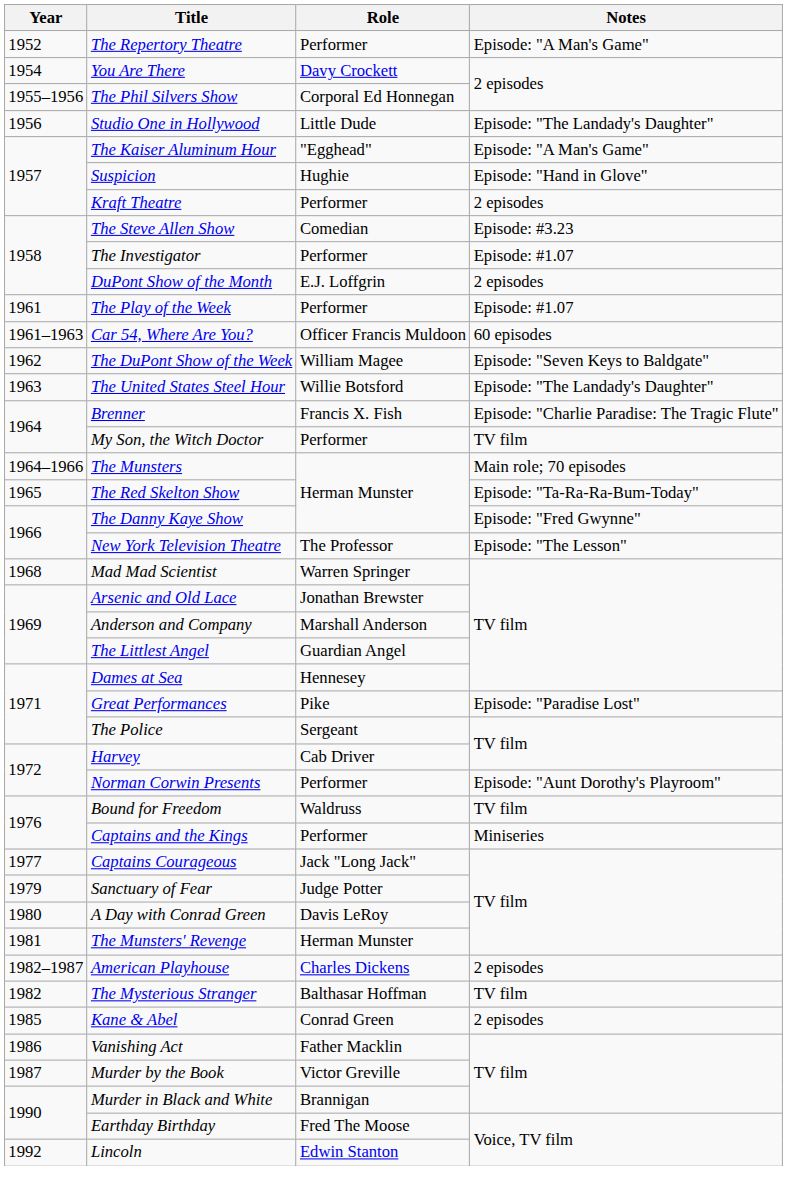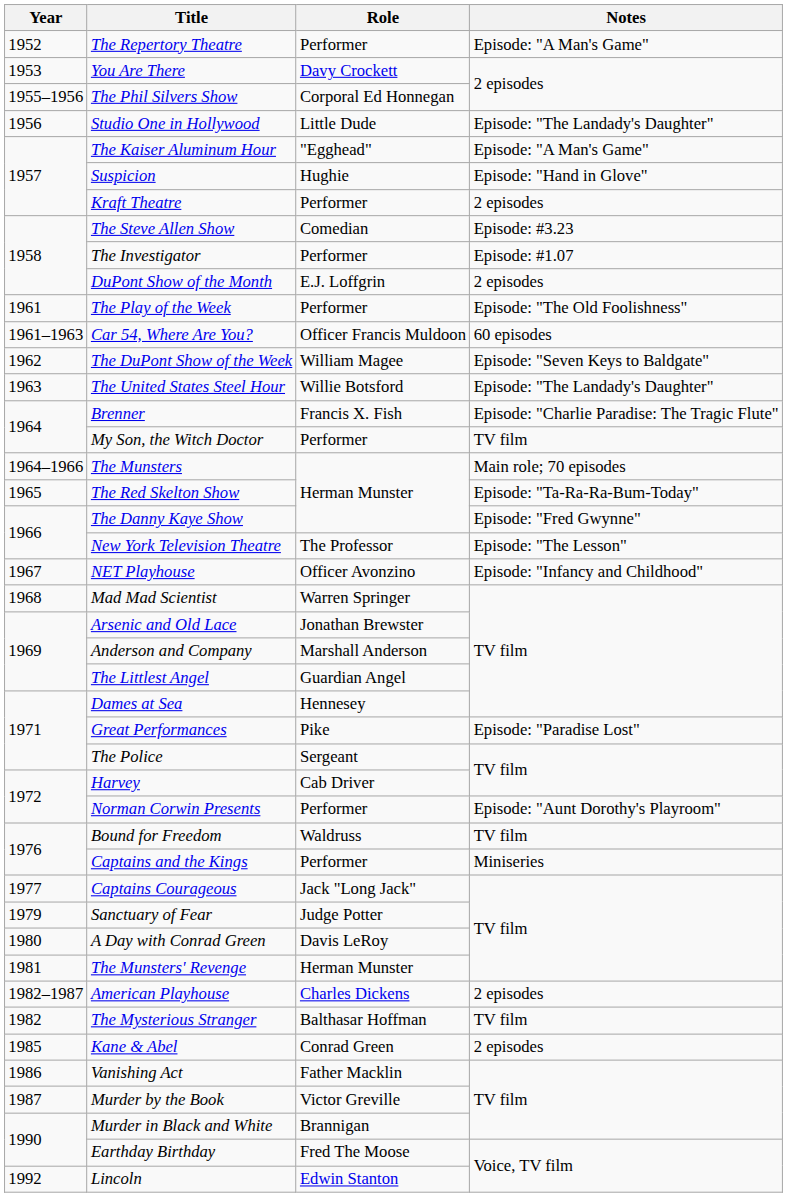(25, 70) 1954 -> (25, 70) 1953
(524, 307) Episode: #1.07 -> (581, 307) Episode: "The Old Foolishness"
+ row: (143, 571)
